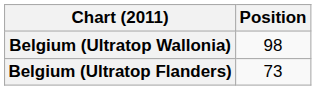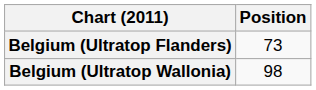rows swapped: (120, 71) <-> (120, 44)
